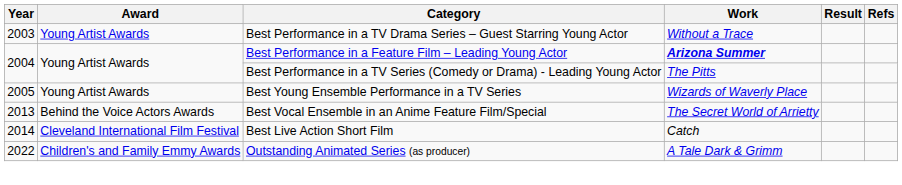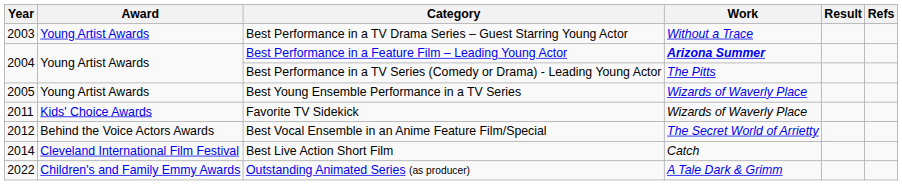+ row: (302, 111)
(21, 111) 2013 -> (21, 131) 2012
